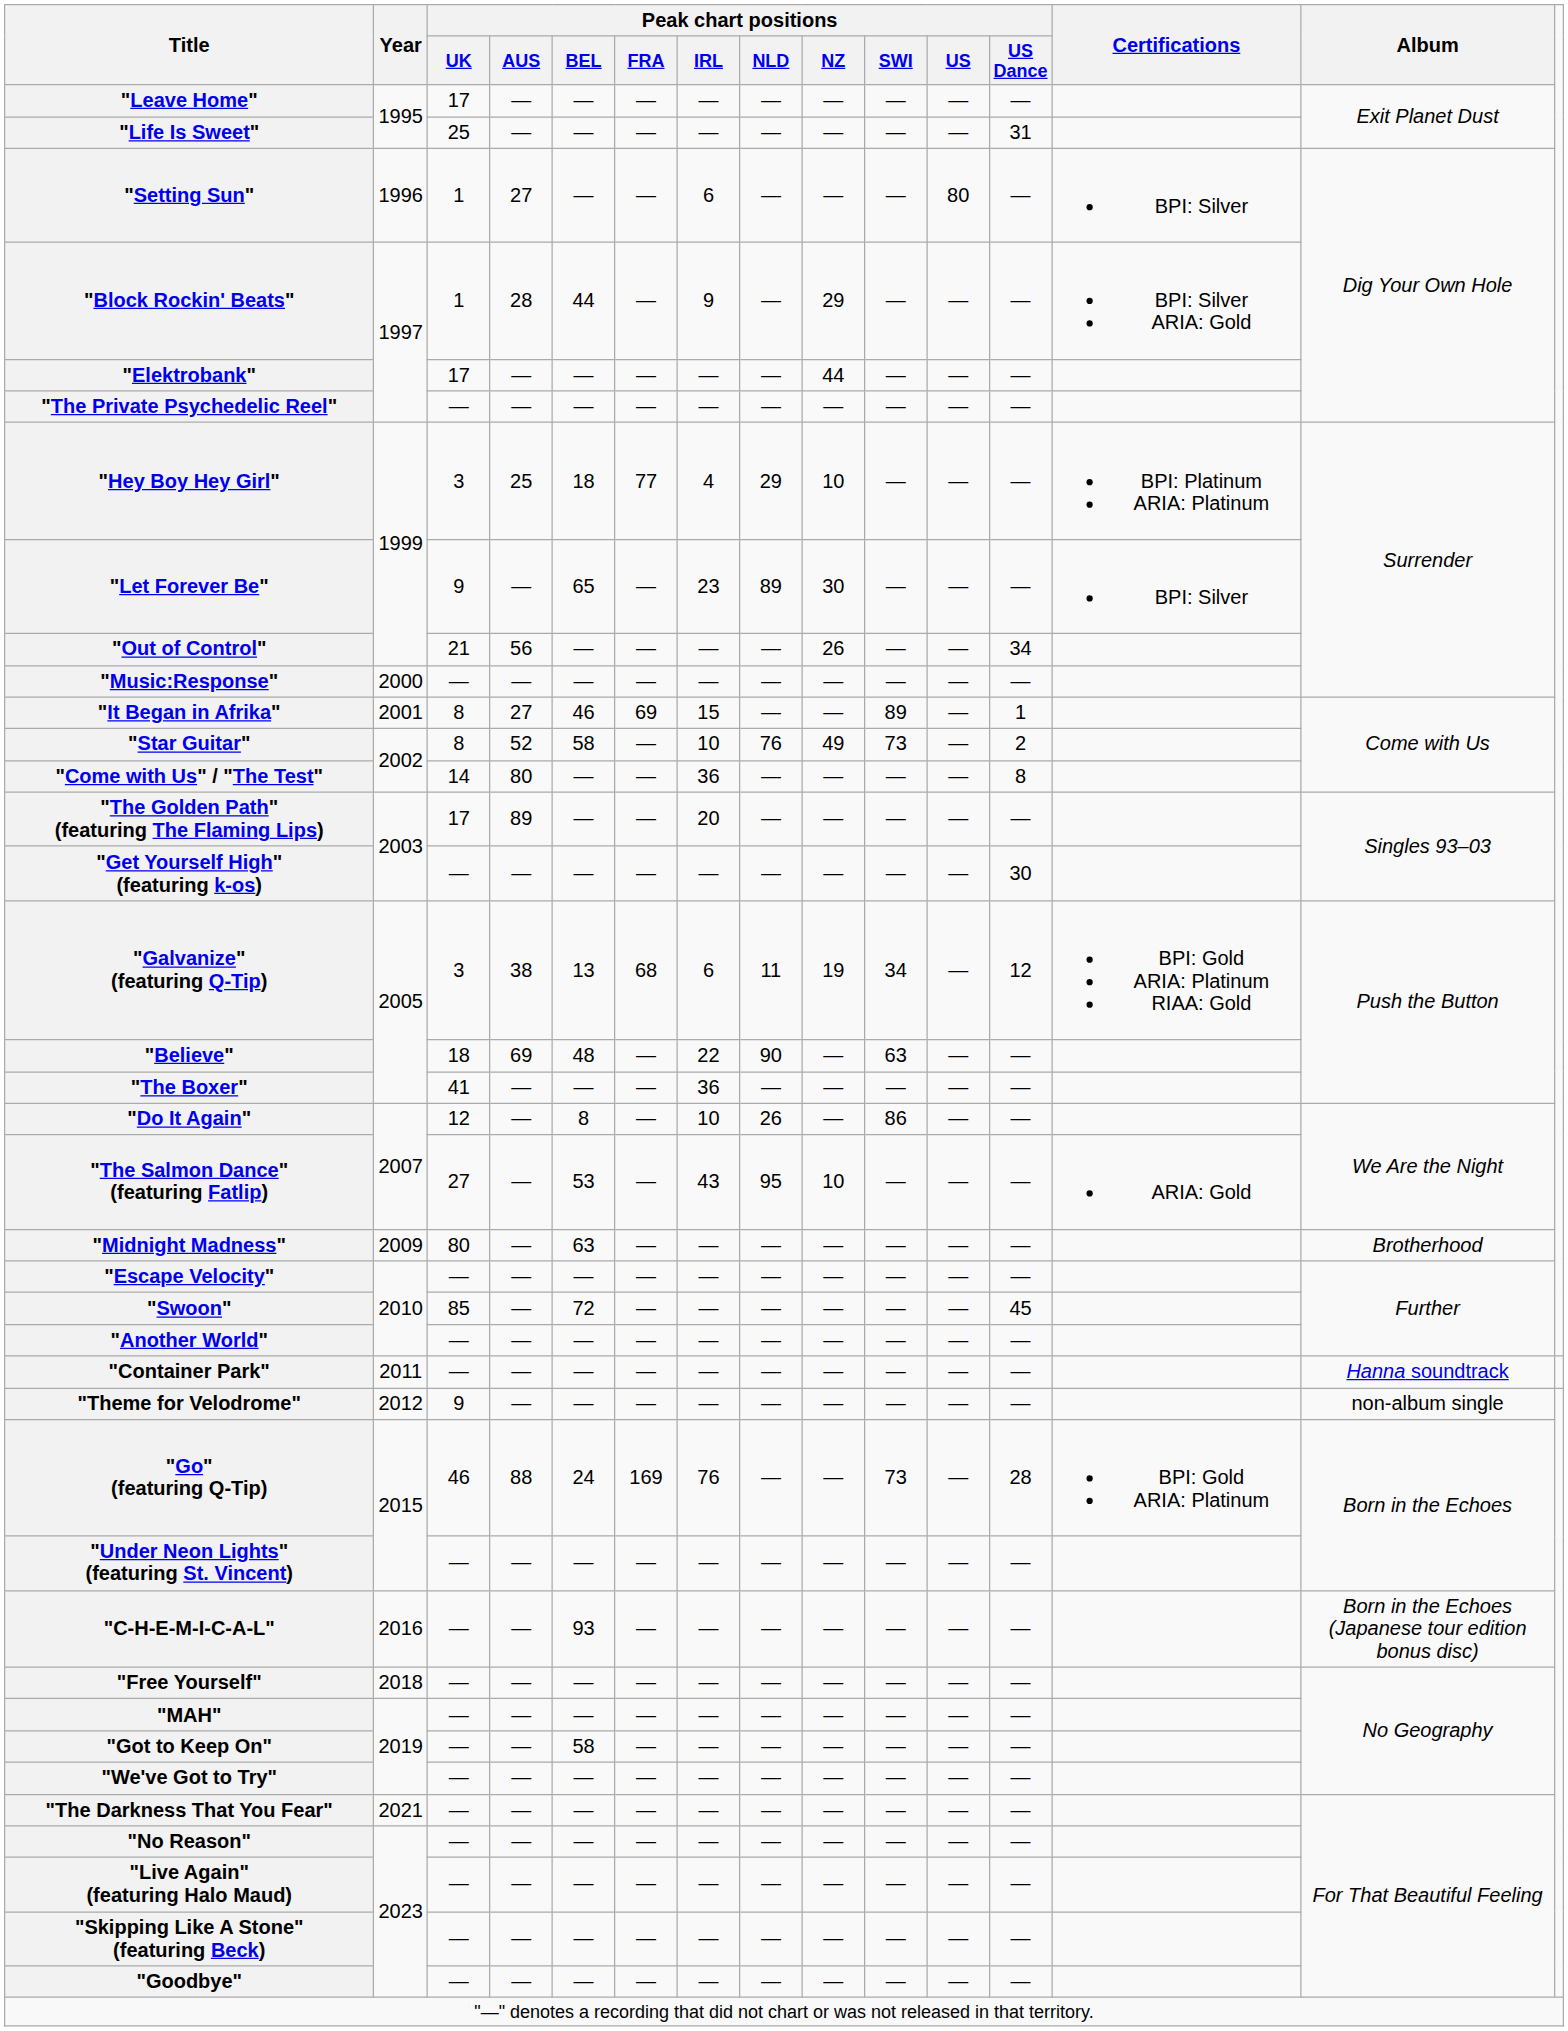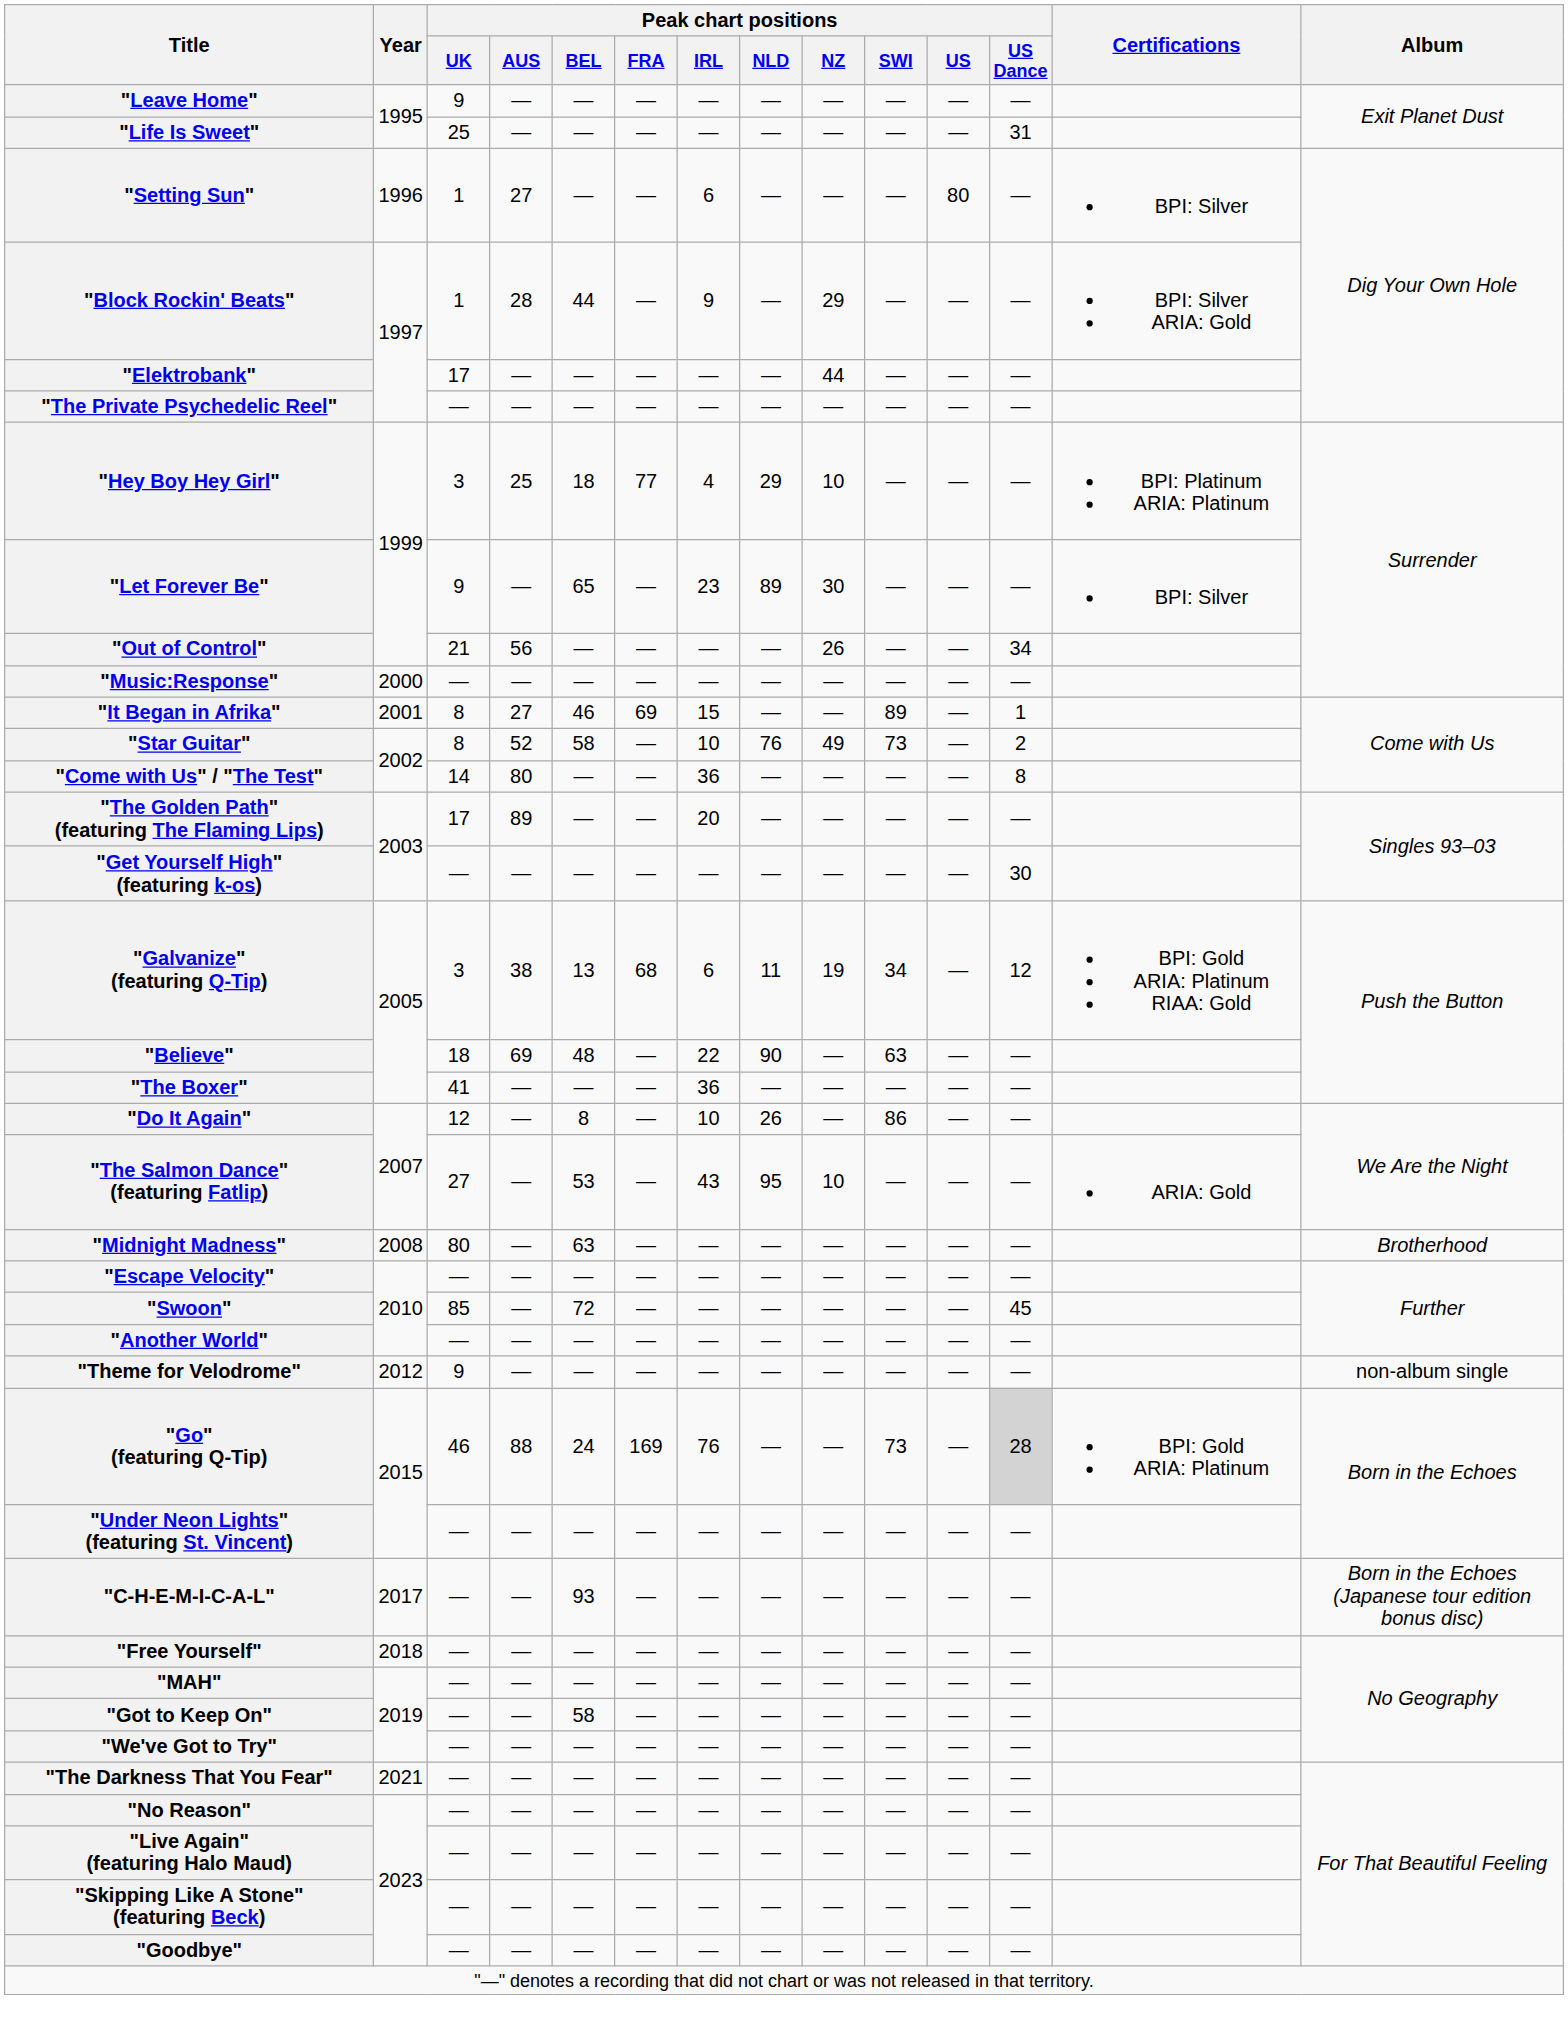(459, 100) 17 -> (459, 100) 9
(401, 1244) 2009 -> (401, 1244) 2008
- row: (189, 1371)
(1021, 1477) no background -> (1021, 1445) lightgrey background
(401, 1628) 2016 -> (401, 1596) 2017
